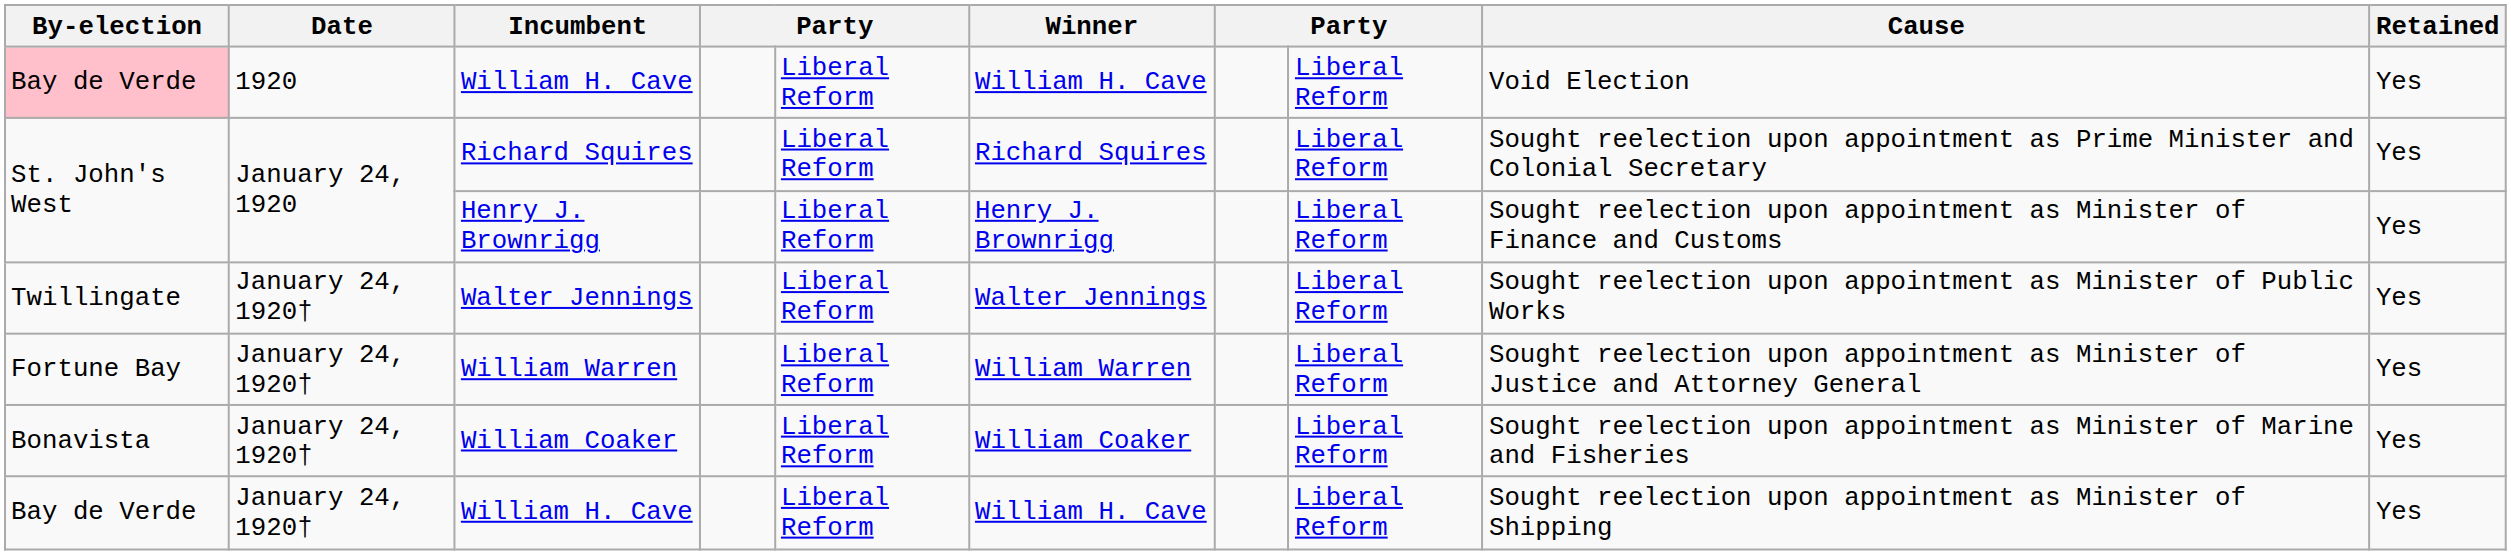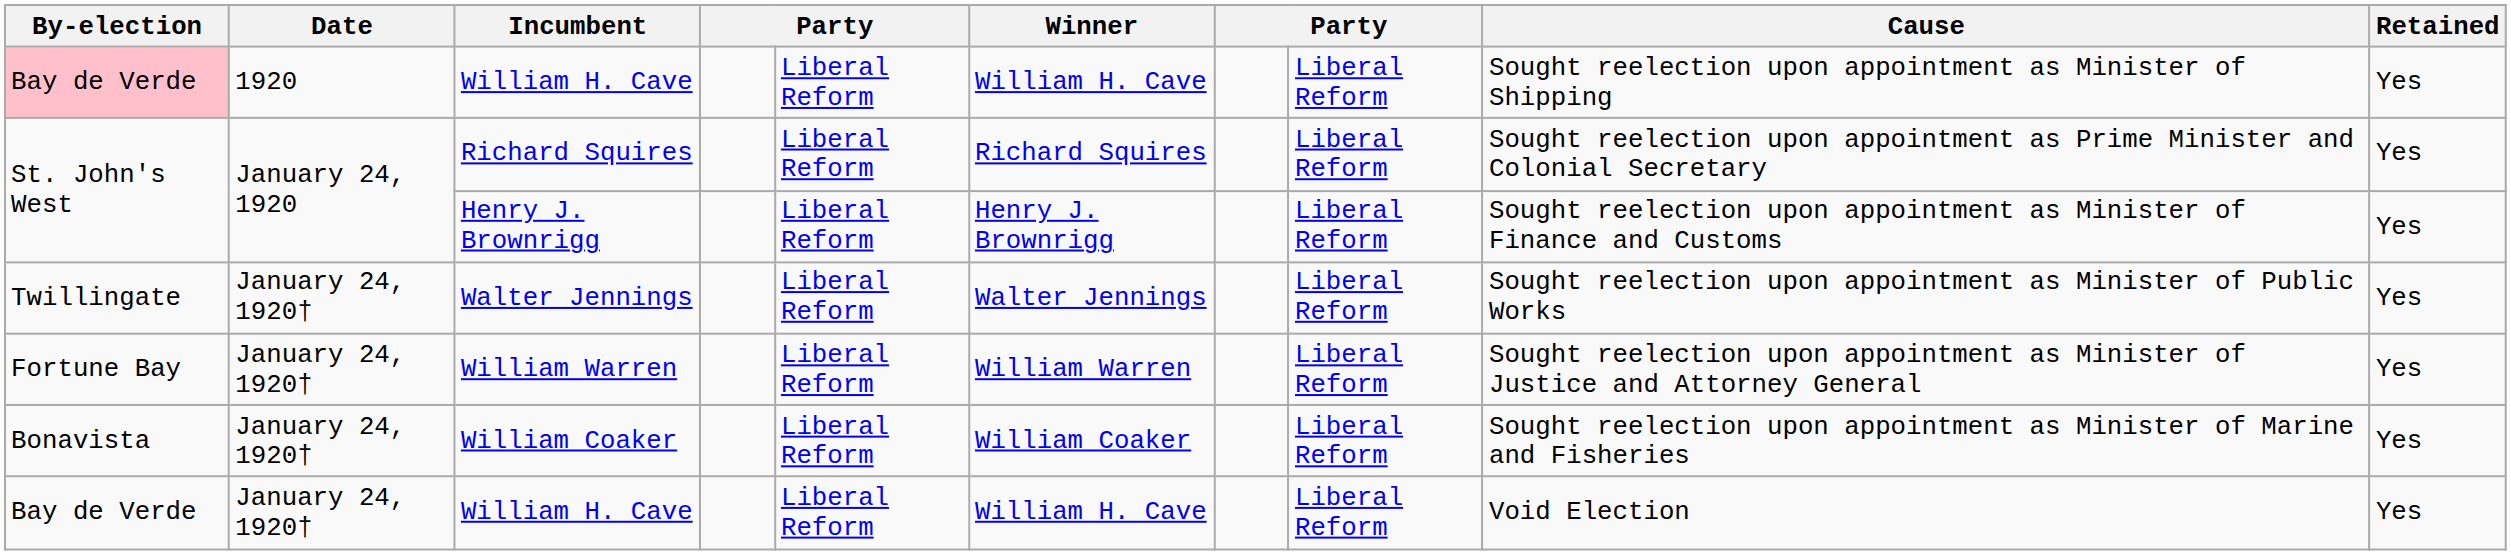(1589, 83) Void Election -> (1867, 83) Sought reelection upon appointment as Minister of Shipping
(1867, 513) Sought reelection upon appointment as Minister of Shipping -> (1589, 513) Void Election
